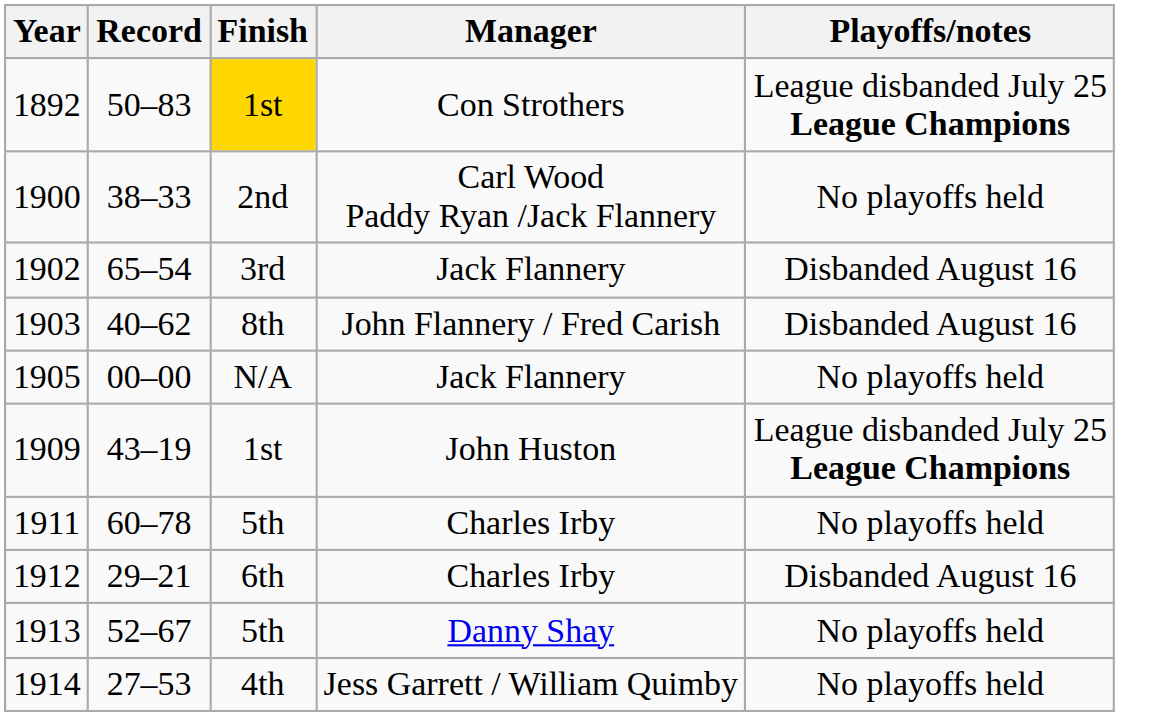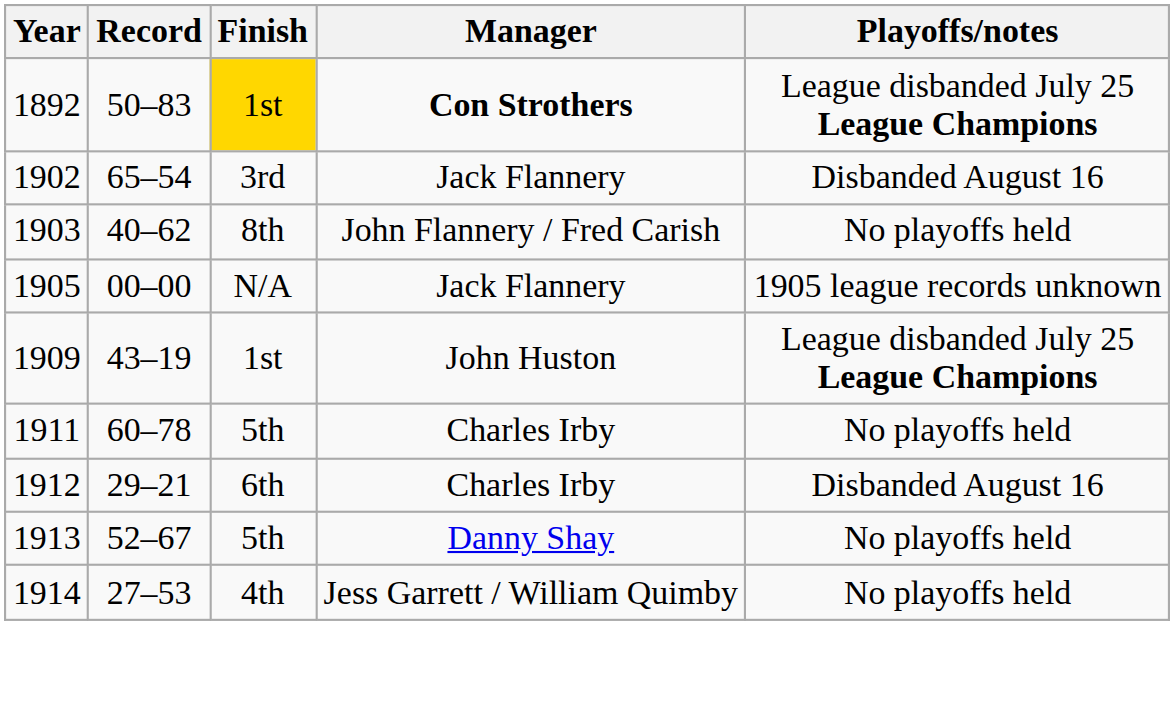(531, 104) normal -> (531, 104) bold
- row: (47, 196)
(930, 322) Disbanded August 16 -> (958, 230) No playoffs held
(930, 376) No playoffs held -> (958, 284) 1905 league records unknown
